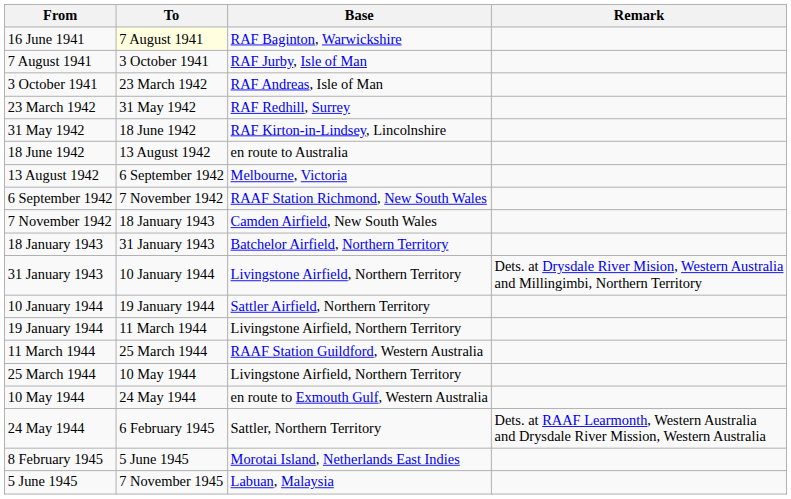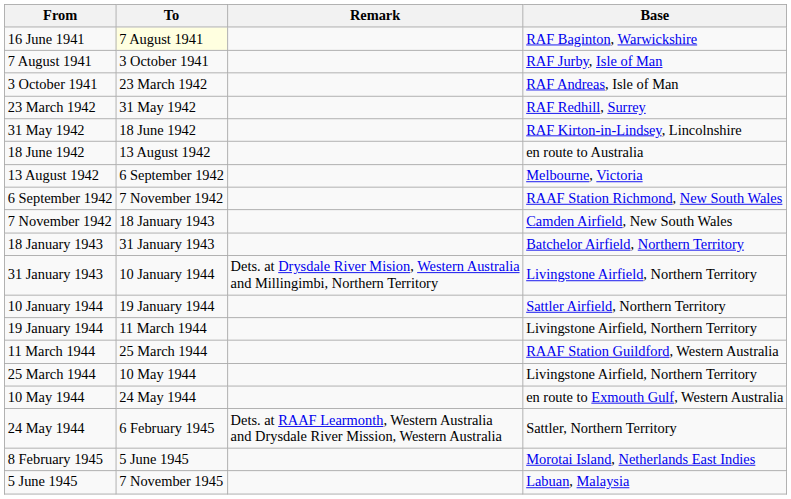columns swapped: (359, 15) <-> (639, 15)
